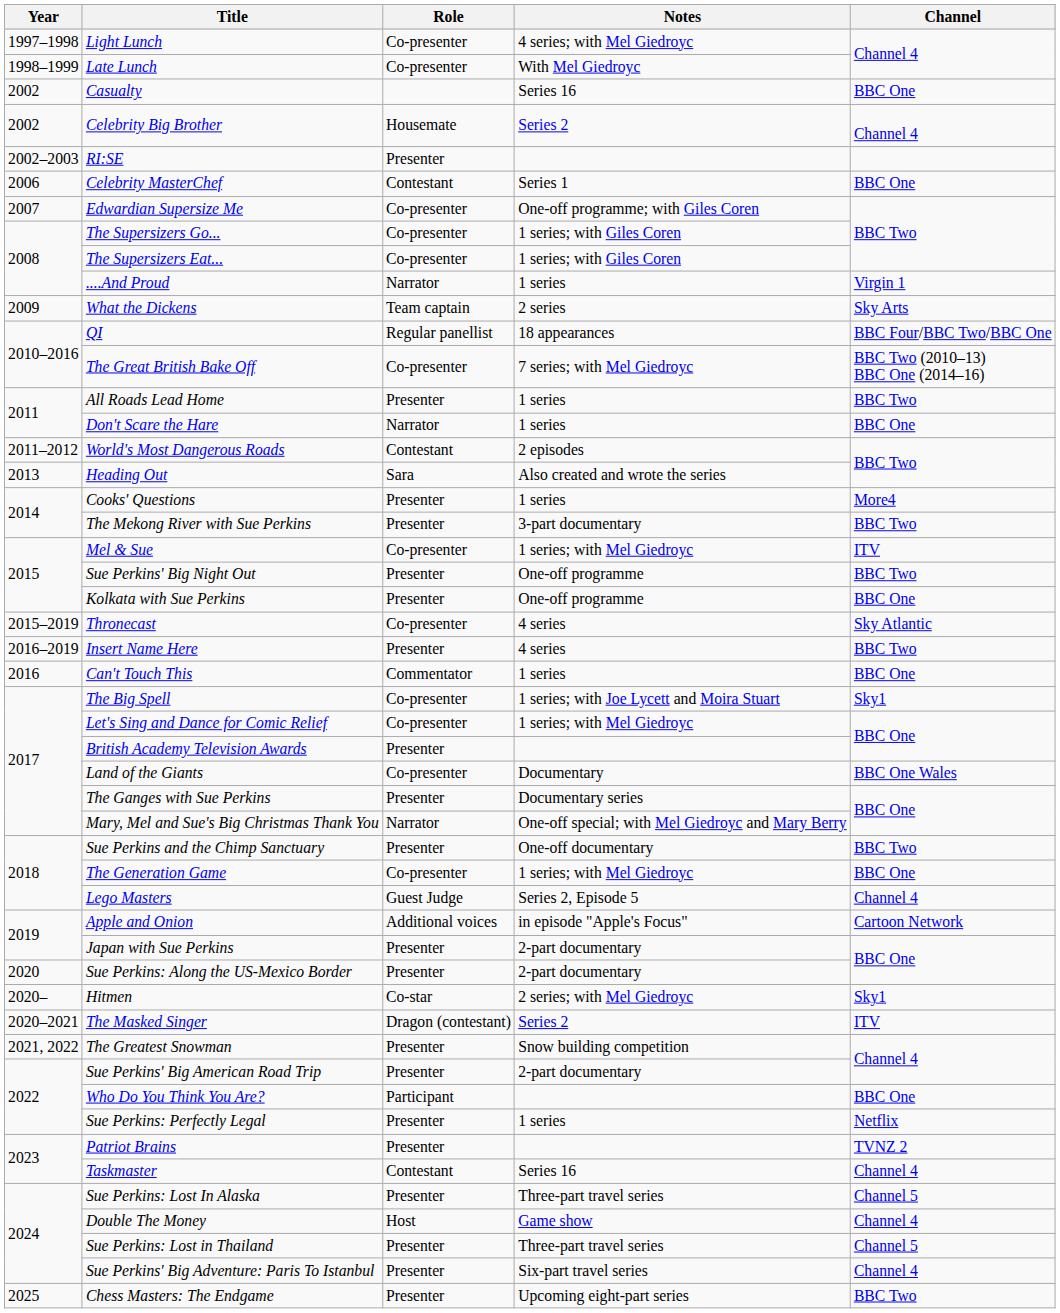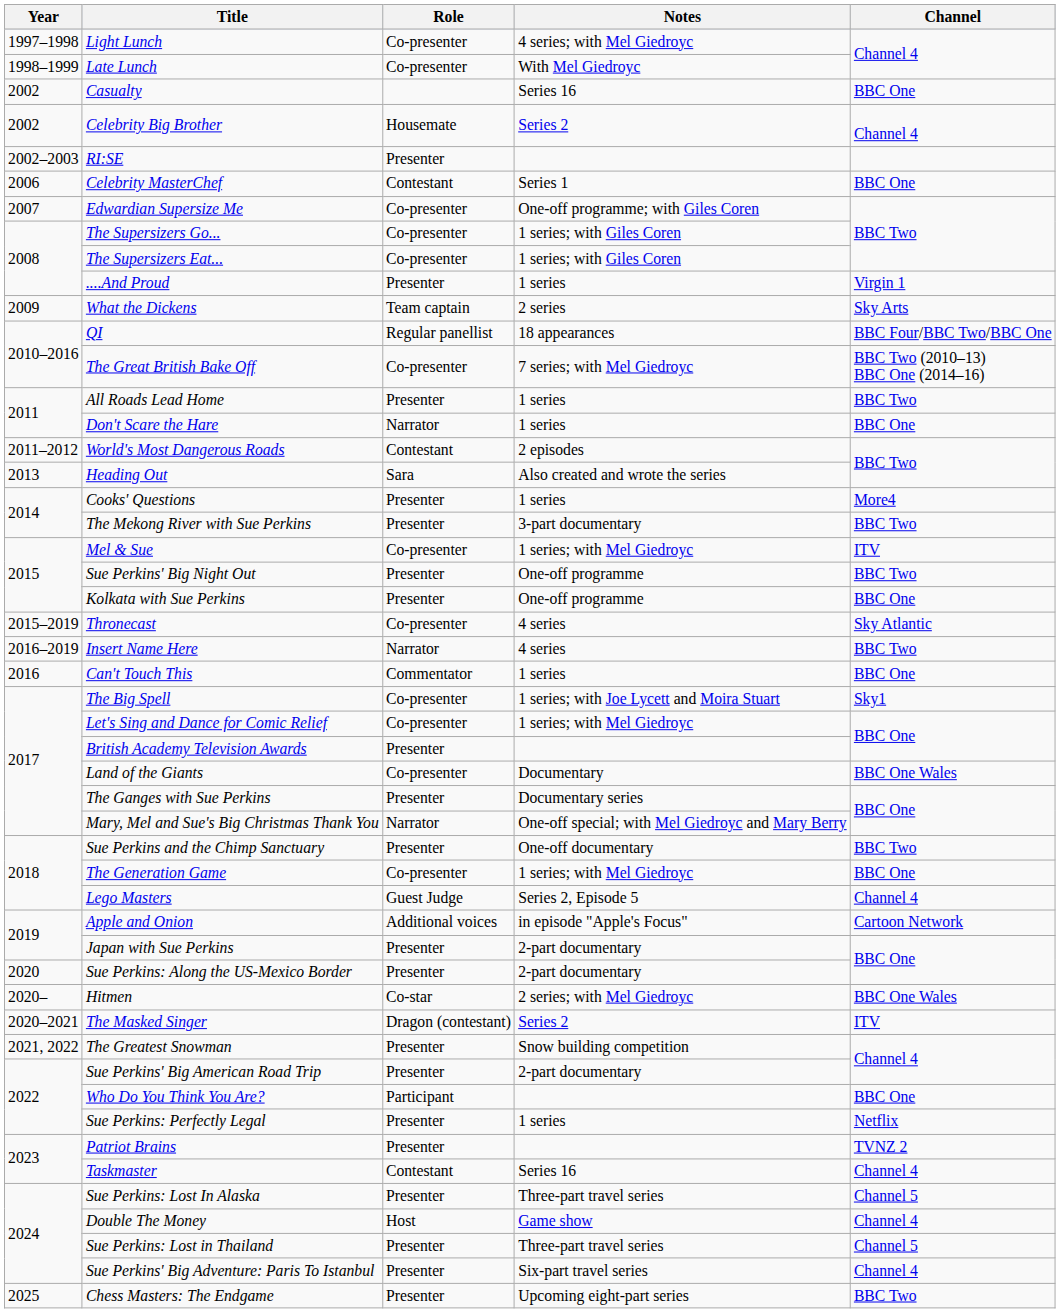(413, 283) Narrator -> (415, 283) Presenter
(415, 649) Presenter -> (413, 649) Narrator
(870, 997) Sky1 -> (905, 997) BBC One Wales
